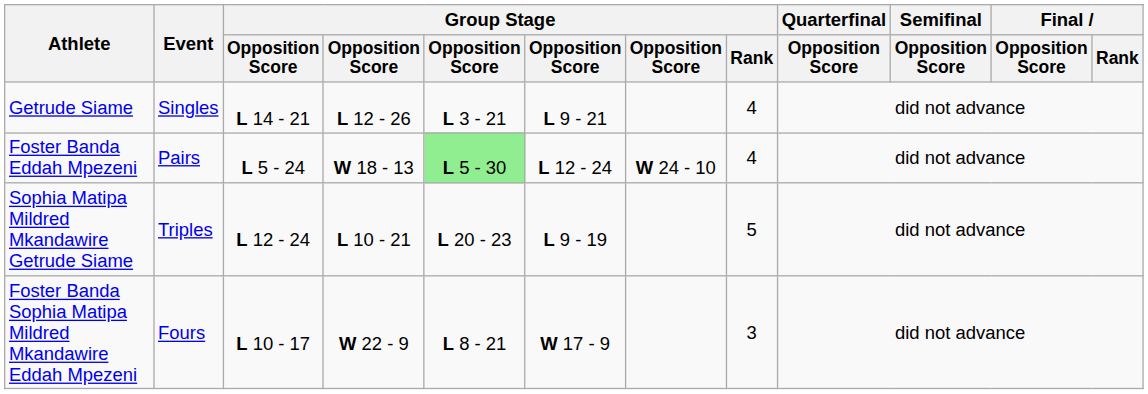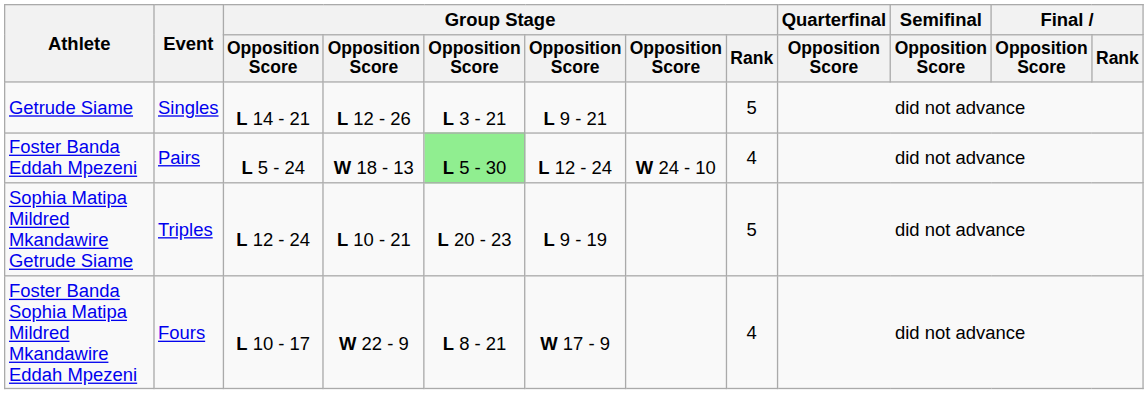(752, 107) 4 -> (752, 107) 5
(752, 332) 3 -> (752, 332) 4
